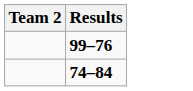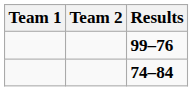+ column: (35, 18)
